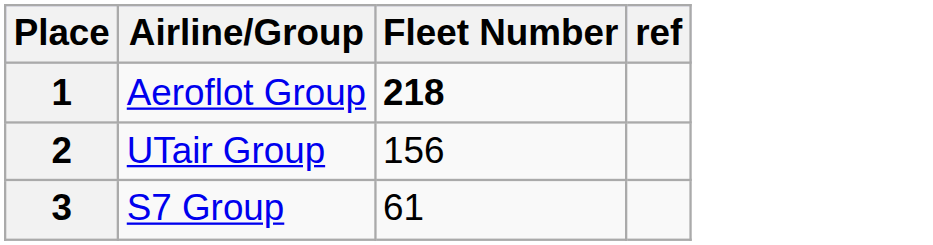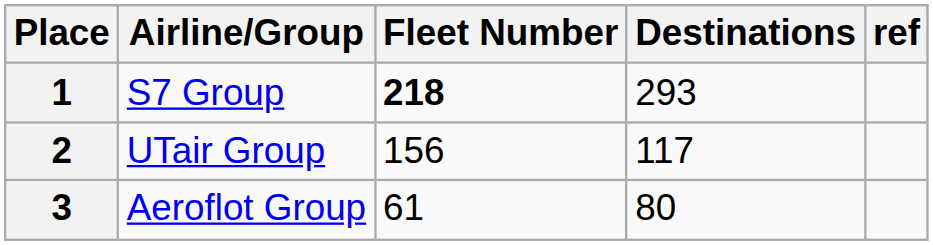+ column: (746, 33)
(246, 92) Aeroflot Group -> (206, 92) S7 Group
(206, 208) S7 Group -> (246, 208) Aeroflot Group
